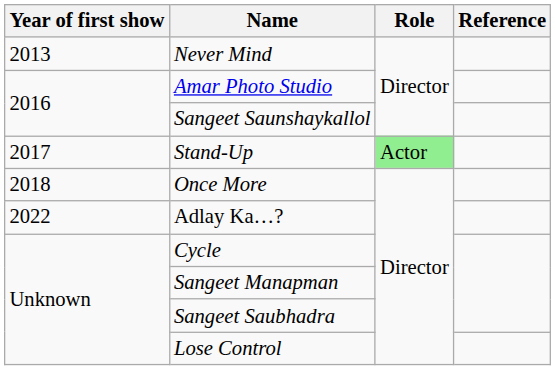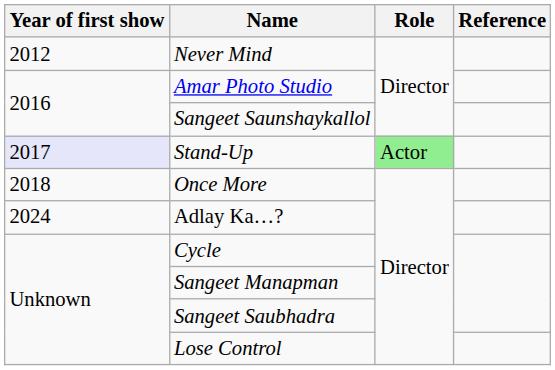(30, 53) 2013 -> (30, 53) 2012
(30, 151) no background -> (30, 151) lavender background
(30, 217) 2022 -> (30, 217) 2024
